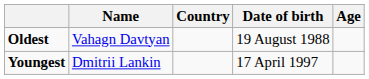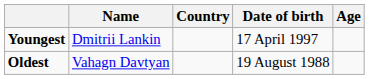rows swapped: (36, 62) <-> (28, 39)
